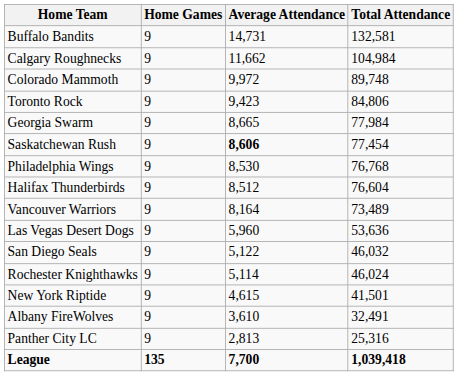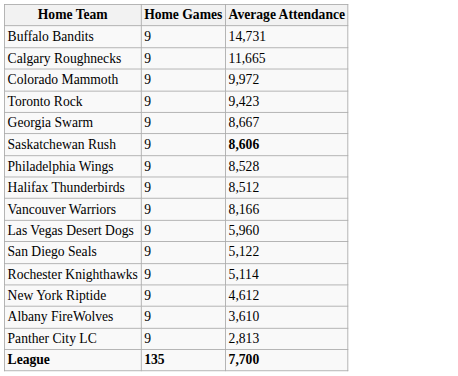- column: (401, 15)
(247, 58) 11,662 -> (247, 58) 11,665
(244, 123) 8,665 -> (244, 123) 8,667
(244, 166) 8,530 -> (244, 166) 8,528
(244, 209) 8,164 -> (244, 209) 8,166
(244, 295) 4,615 -> (244, 295) 4,612
